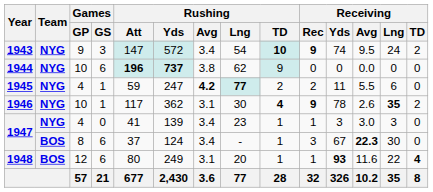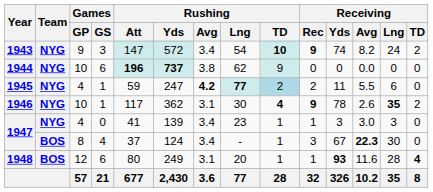(367, 50) 9.5 -> (367, 50) 8.2
(280, 86) no background -> (280, 86) lightblue background
(103, 141) 6 -> (103, 141) 4
(394, 159) 22 -> (394, 159) 28
